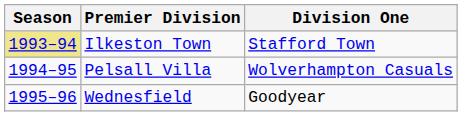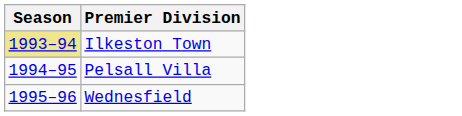- column: (351, 18)
